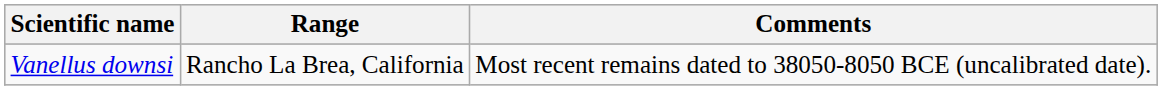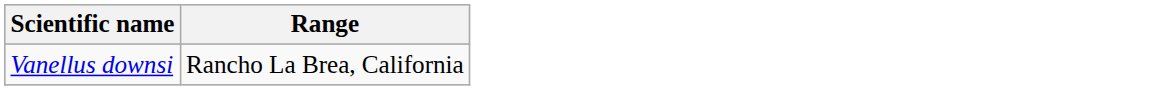- column: (813, 24)
